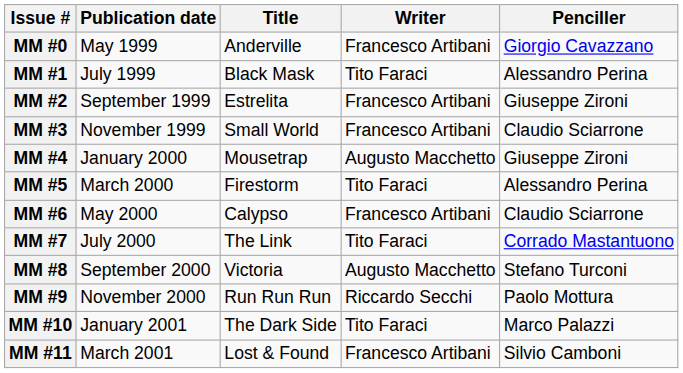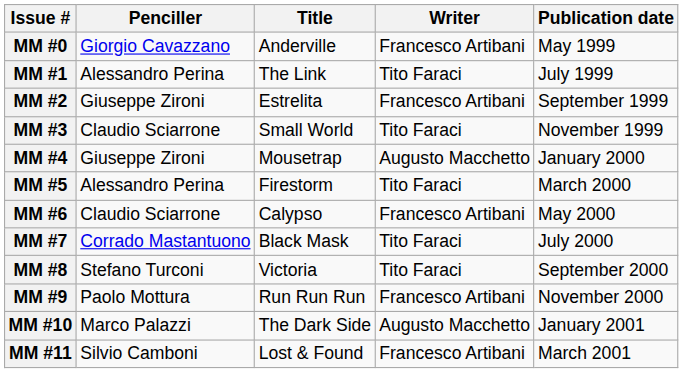columns swapped: (148, 18) <-> (589, 18)
(269, 74) Black Mask -> (292, 74) The Link
(418, 130) Francesco Artibani -> (420, 130) Tito Faraci
(258, 241) The Link -> (304, 241) Black Mask
(420, 269) Augusto Macchetto -> (420, 269) Tito Faraci
(409, 297) Riccardo Secchi -> (452, 297) Francesco Artibani
(386, 325) Tito Faraci -> (455, 325) Augusto Macchetto
